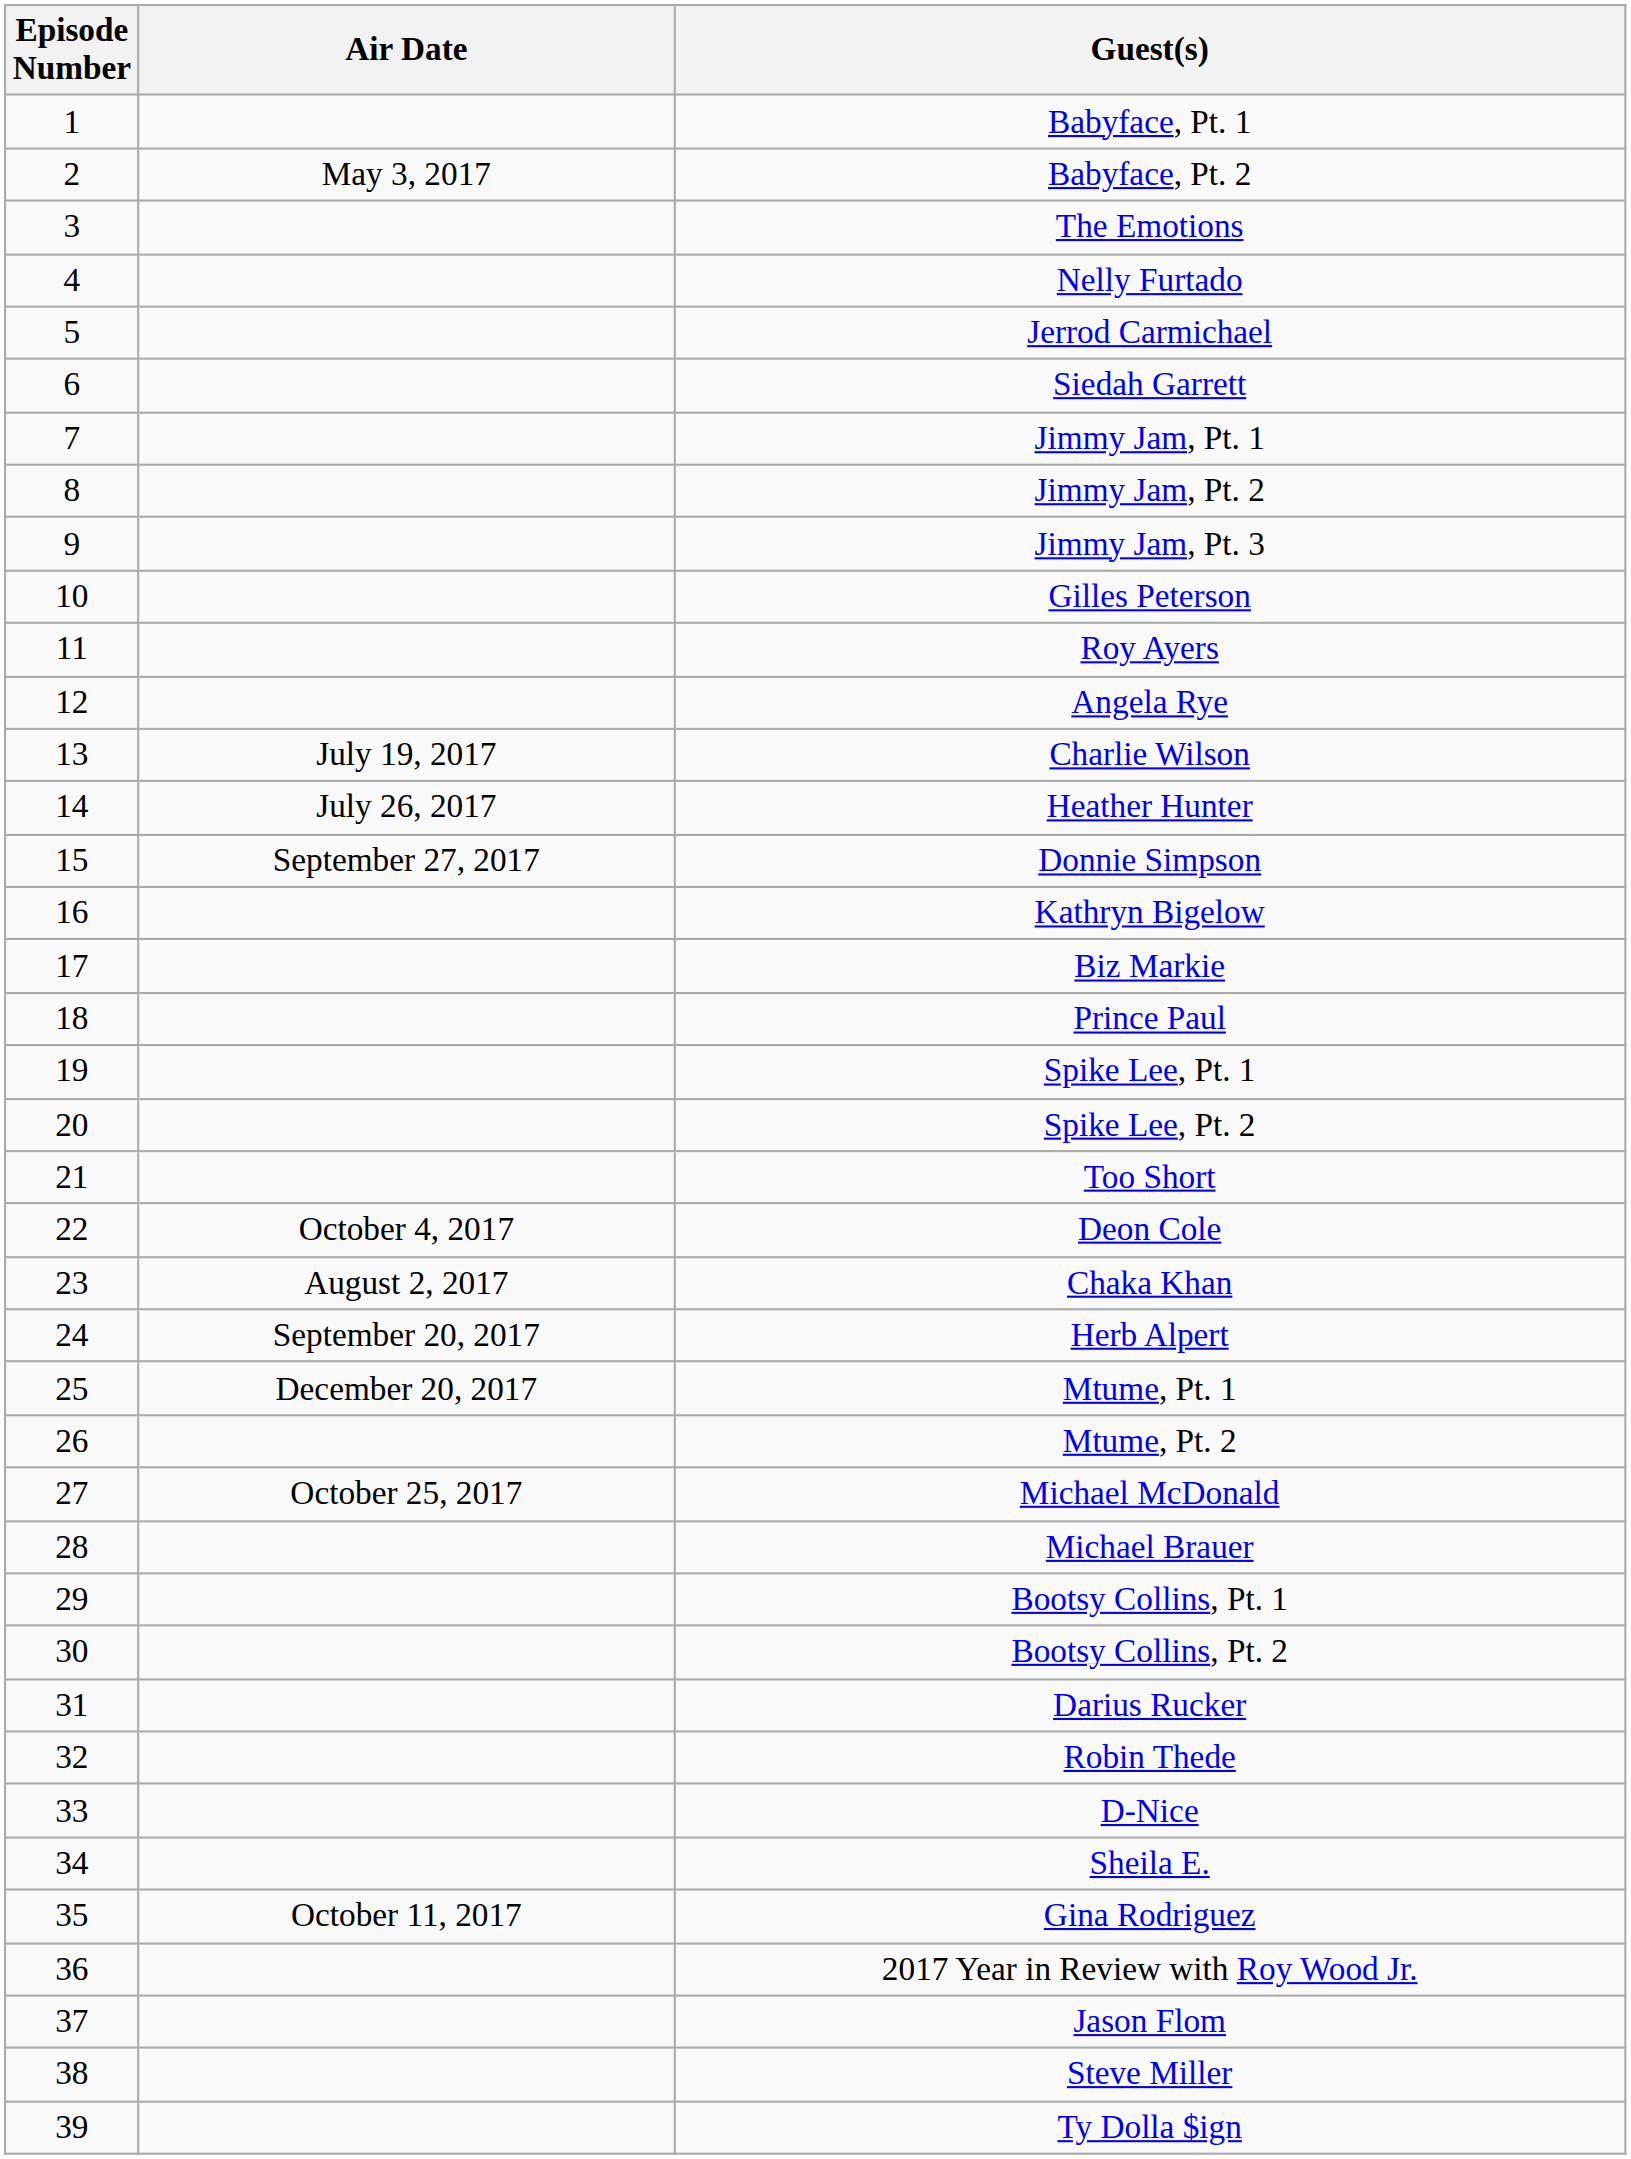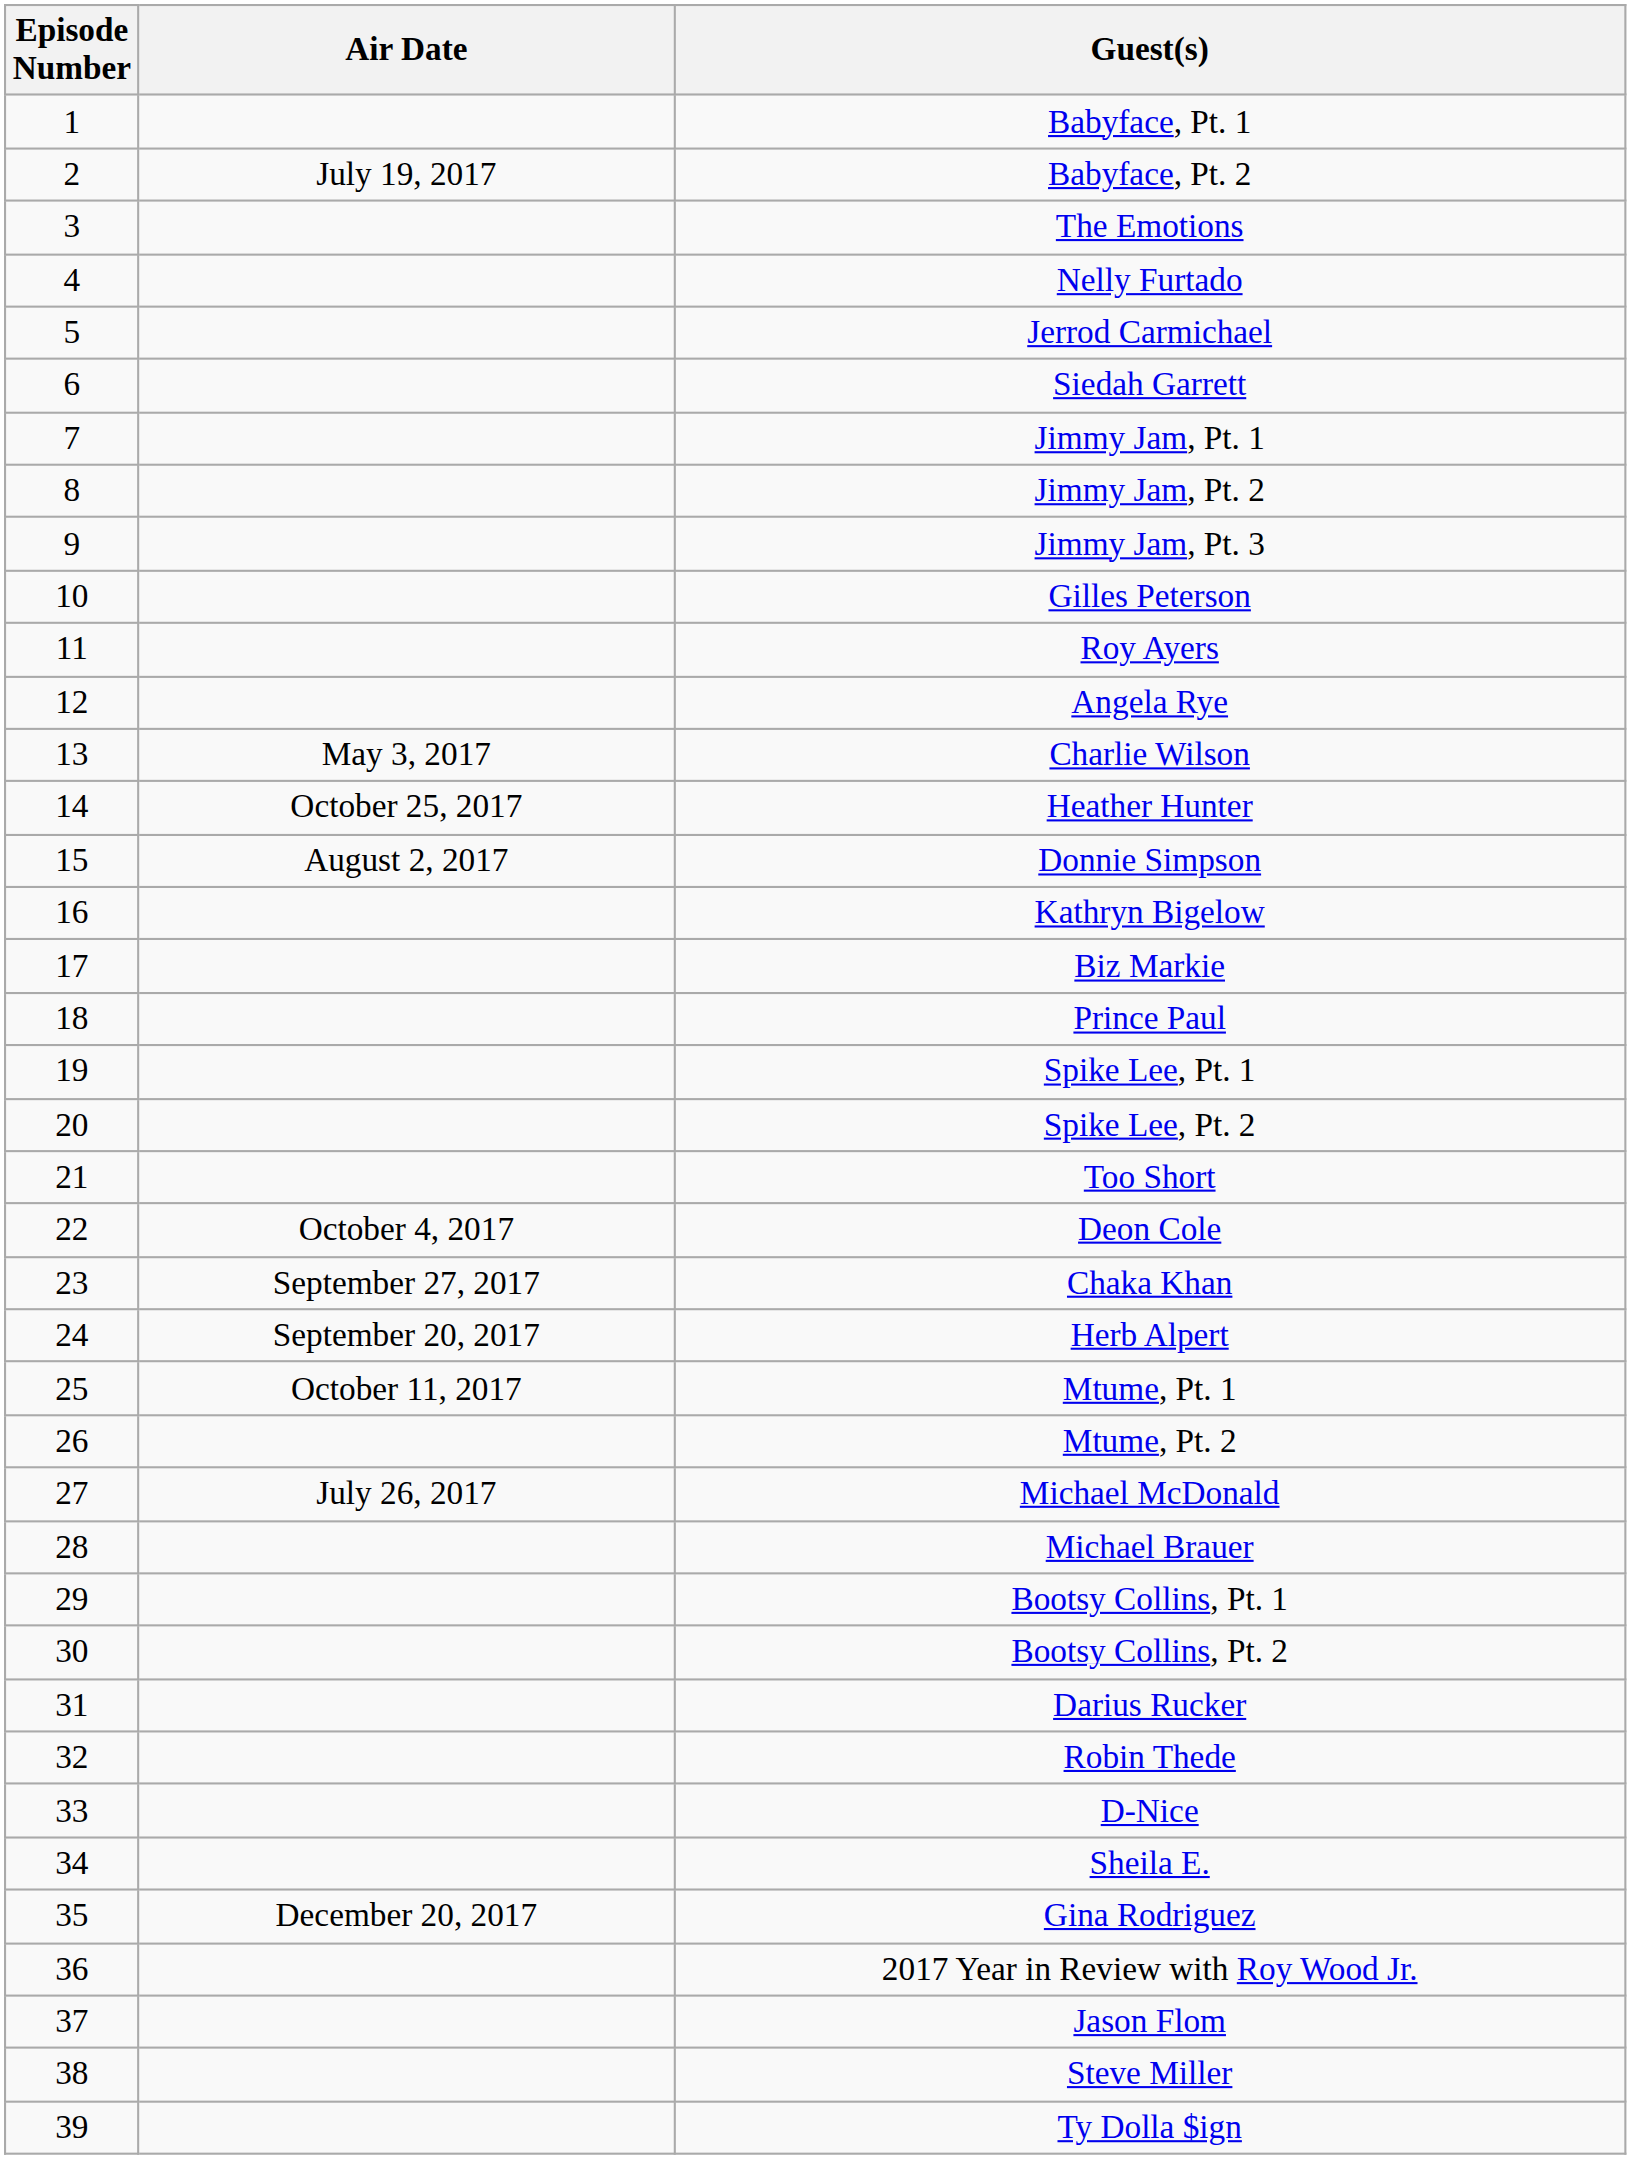(406, 173) May 3, 2017 -> (406, 173) July 19, 2017
(406, 754) July 19, 2017 -> (406, 754) May 3, 2017
(406, 807) July 26, 2017 -> (406, 807) October 25, 2017
(406, 860) September 27, 2017 -> (406, 860) August 2, 2017
(406, 1282) August 2, 2017 -> (406, 1282) September 27, 2017
(406, 1387) December 20, 2017 -> (406, 1387) October 11, 2017
(406, 1493) October 25, 2017 -> (406, 1493) July 26, 2017
(406, 1915) October 11, 2017 -> (406, 1915) December 20, 2017
